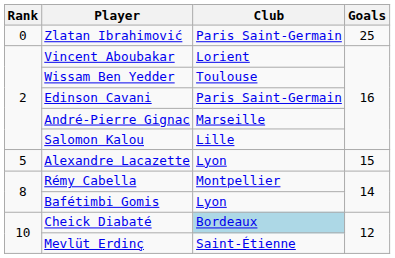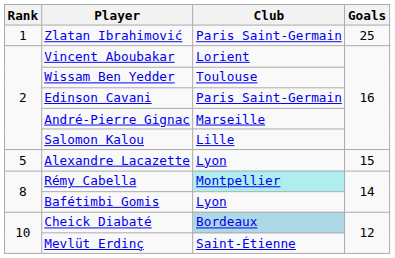(23, 36) 0 -> (23, 36) 1
(238, 181) no background -> (238, 181) paleturquoise background
